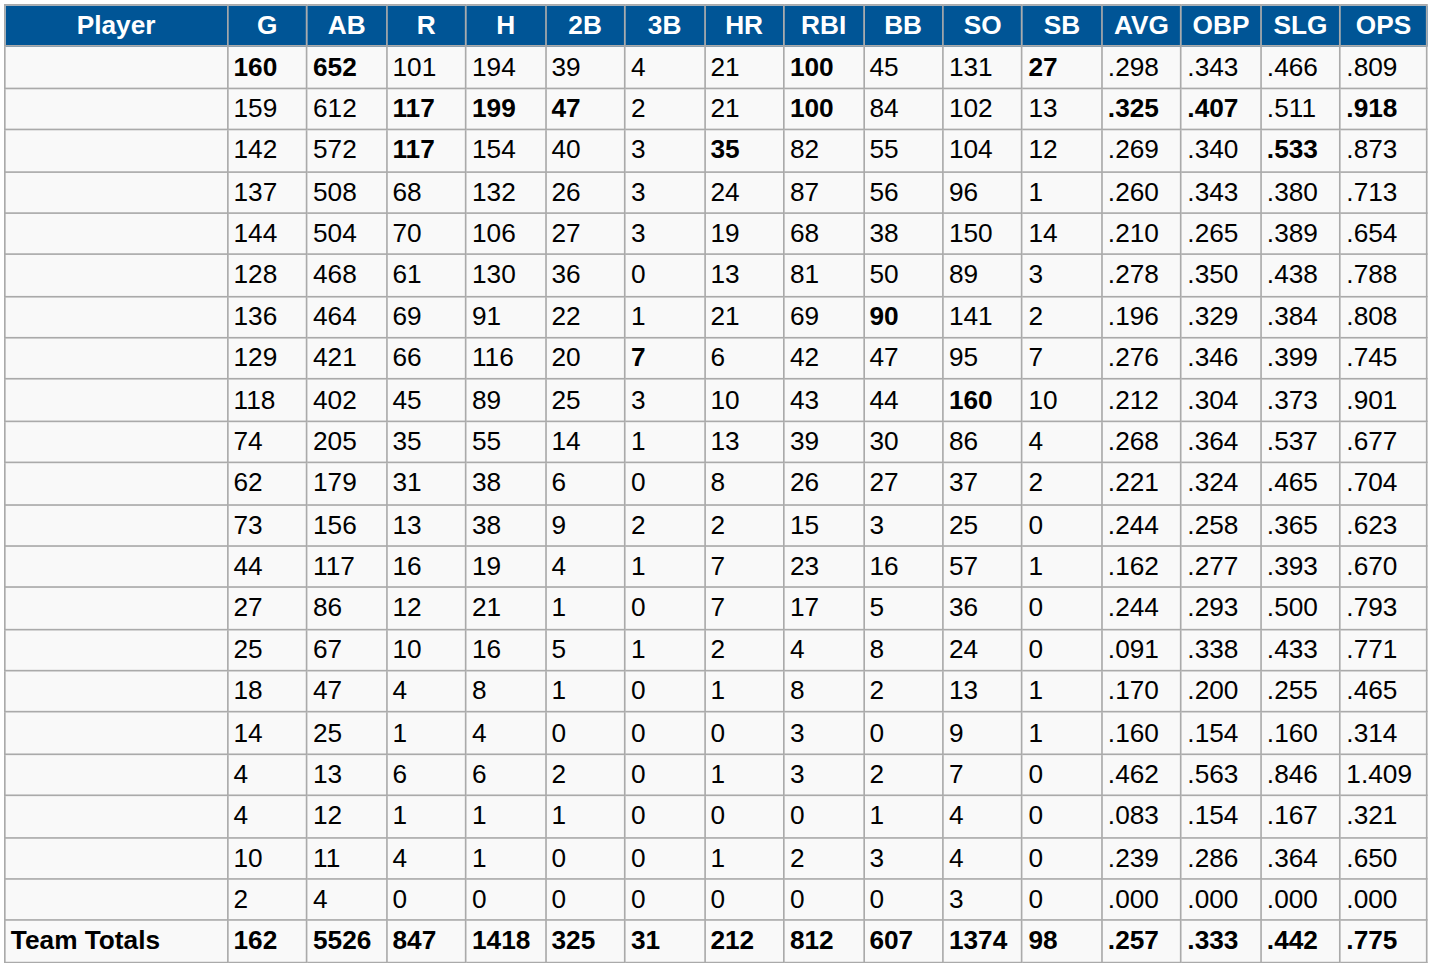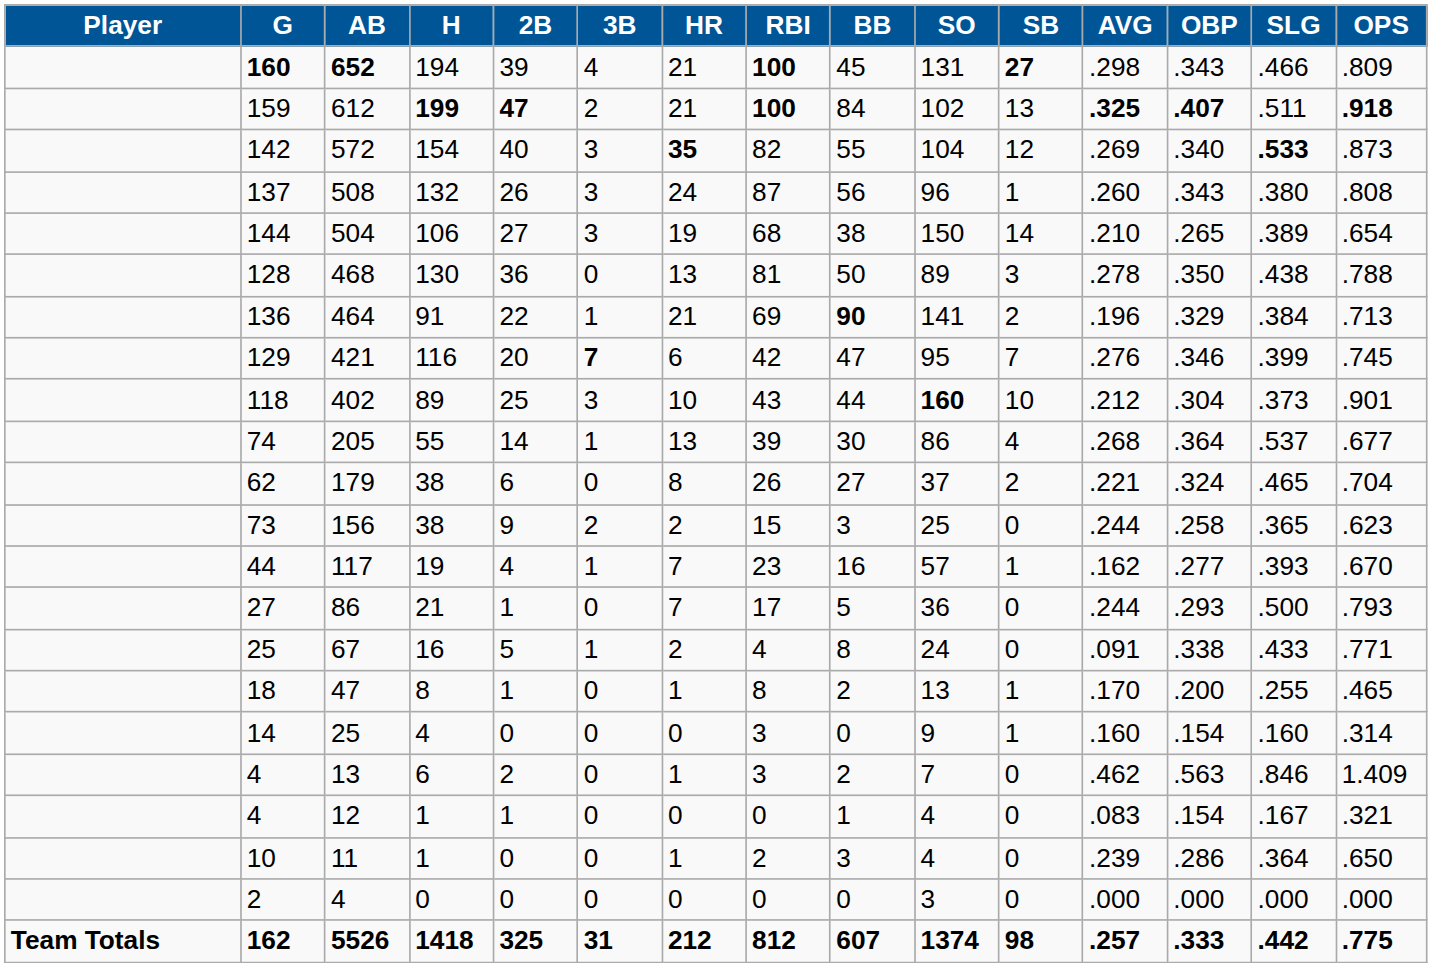- column: (426, 25)
(1372, 191) .713 -> (1367, 191) .808
(1372, 316) .808 -> (1367, 316) .713
